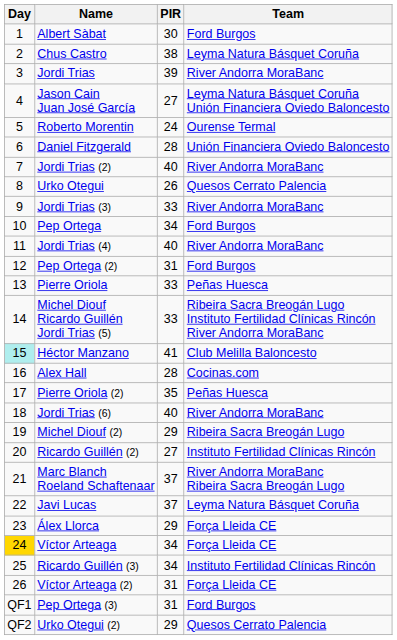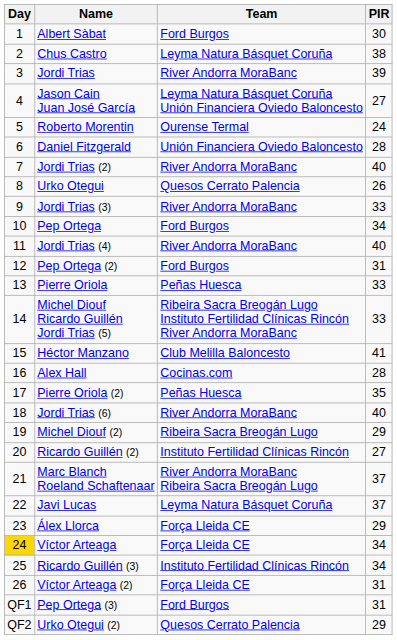columns swapped: (288, 14) <-> (171, 14)
(19, 353) paleturquoise background -> (19, 353) no background
